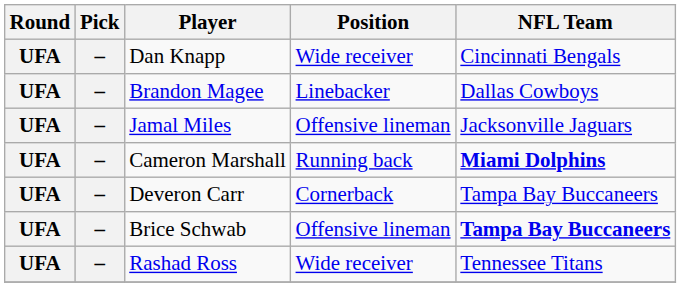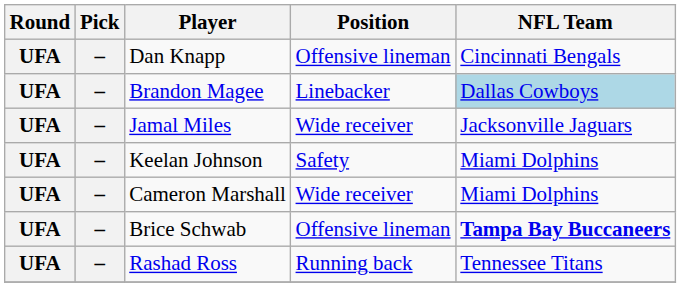(354, 56) Wide receiver -> (373, 56) Offensive lineman
(529, 91) no background -> (529, 91) lightblue background
(373, 125) Offensive lineman -> (354, 125) Wide receiver
+ row: (196, 160)
(354, 160) Running back -> (354, 194) Wide receiver
(533, 160) bold -> (529, 194) normal
- row: (187, 194)
(354, 264) Wide receiver -> (354, 264) Running back
